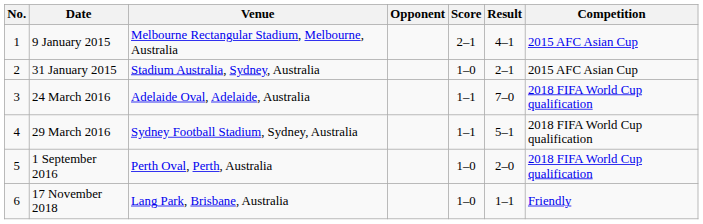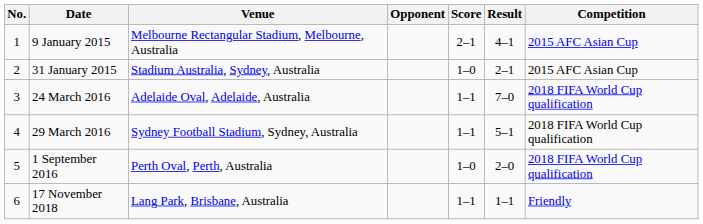(466, 201) 1–0 -> (466, 201) 1–1
